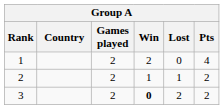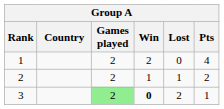(113, 95) no background -> (113, 95) lightgreen background
(207, 95) 2 -> (207, 95) 1
